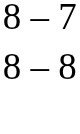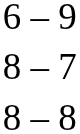+ row: (40, 16)
